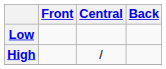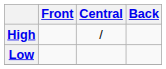rows swapped: (21, 54) <-> (21, 34)
